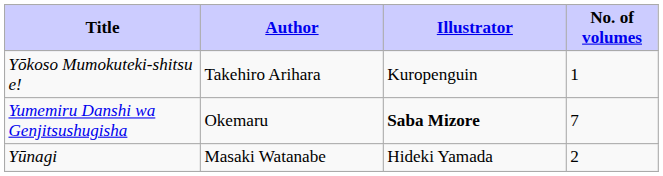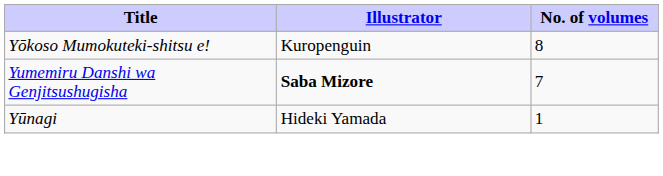- column: (292, 27)
(575, 74) 1 -> (539, 45) 8
(575, 157) 2 -> (539, 118) 1
